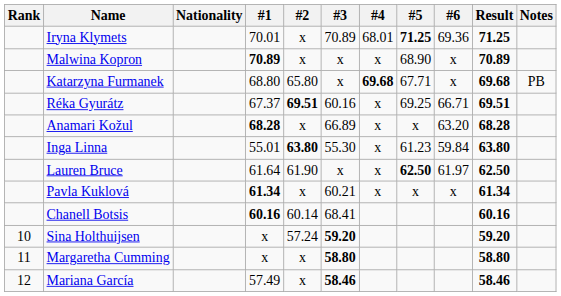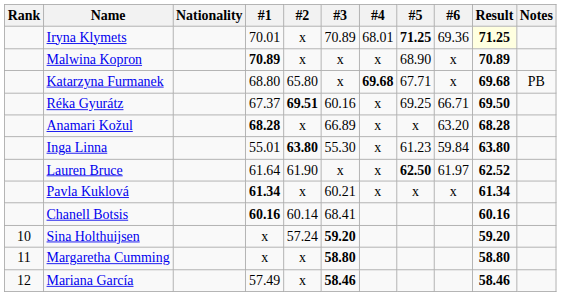(494, 37) no background -> (494, 37) lightyellow background
(494, 103) 69.51 -> (494, 103) 69.50
(494, 170) 62.50 -> (494, 170) 62.52
